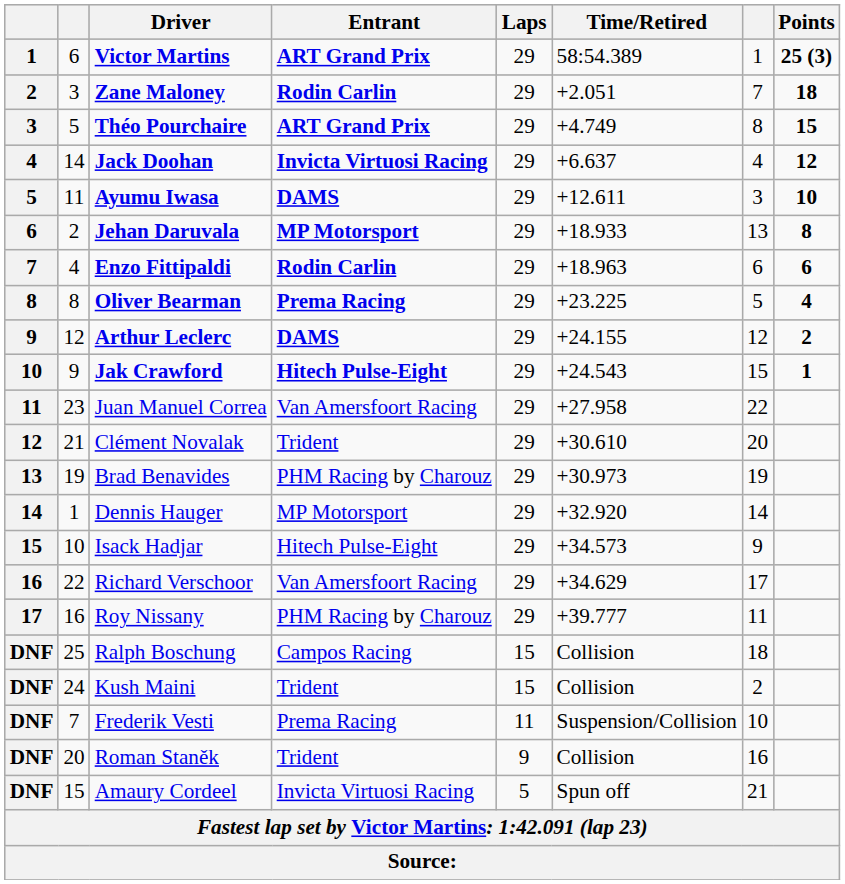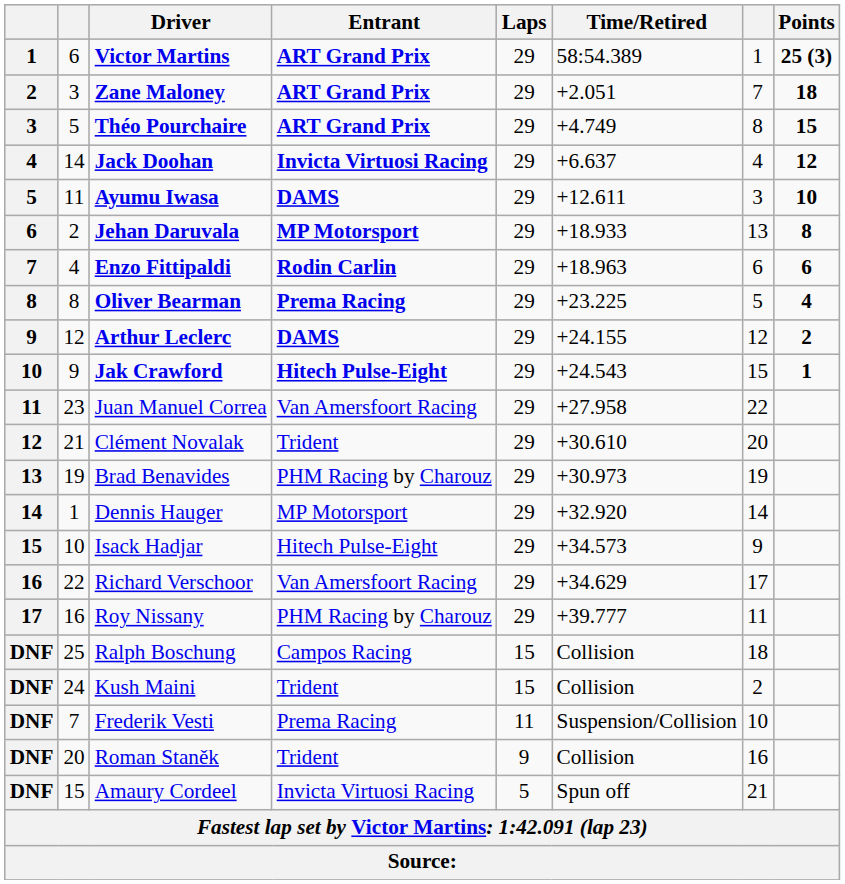(337, 91) Rodin Carlin -> (353, 91) ART Grand Prix
